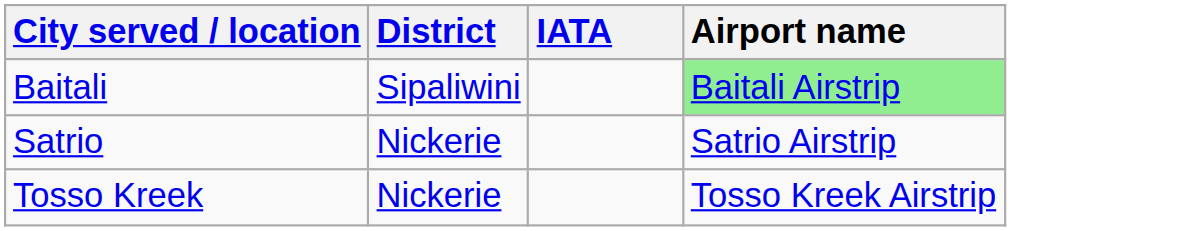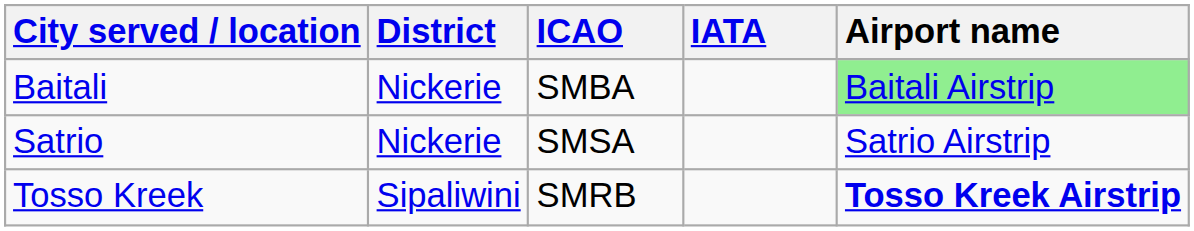+ column: (580, 31)
(449, 86) Sipaliwini -> (439, 86) Nickerie
(439, 196) Nickerie -> (449, 196) Sipaliwini
(843, 196) normal -> (1013, 196) bold
